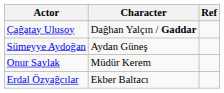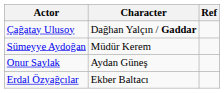(119, 46) Aydan Güneş -> (121, 46) Müdür Kerem
(121, 63) Müdür Kerem -> (119, 63) Aydan Güneş
